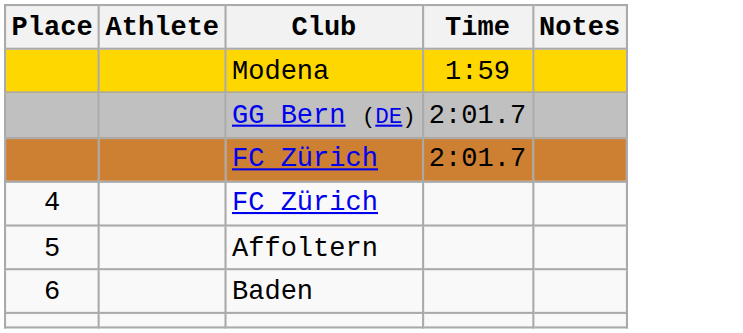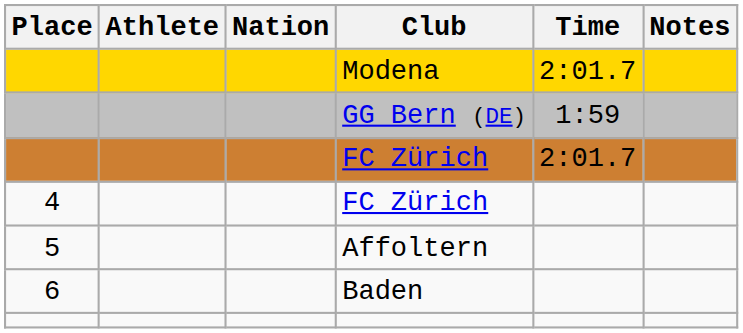+ column: (281, 27)
(477, 71) 1:59 -> (588, 71) 2:01.7
(477, 115) 2:01.7 -> (588, 115) 1:59
